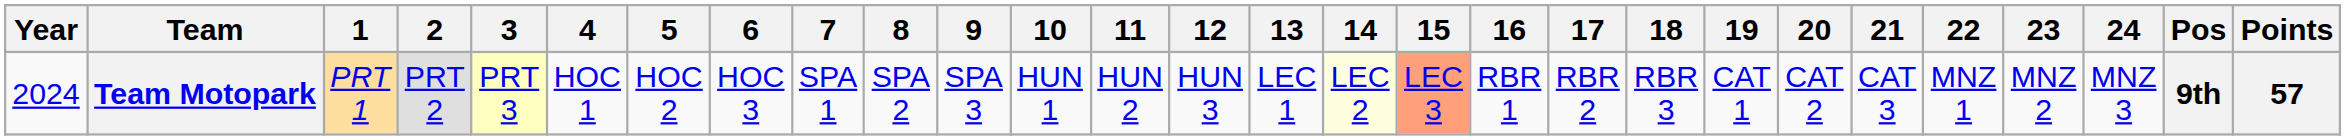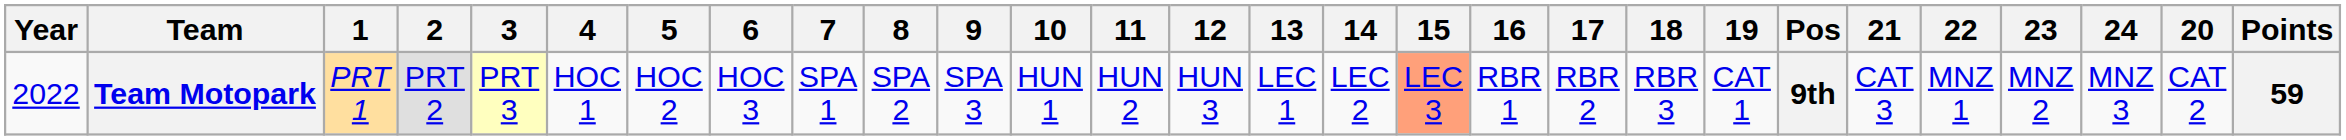columns swapped: (1814, 29) <-> (2199, 29)
(46, 93) 2024 -> (46, 93) 2022
(1360, 93) lightyellow background -> (1360, 93) no background
(2287, 93) 57 -> (2287, 93) 59
